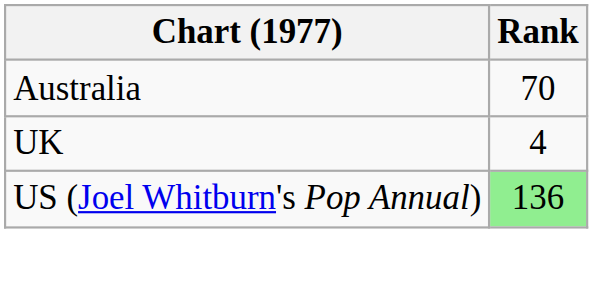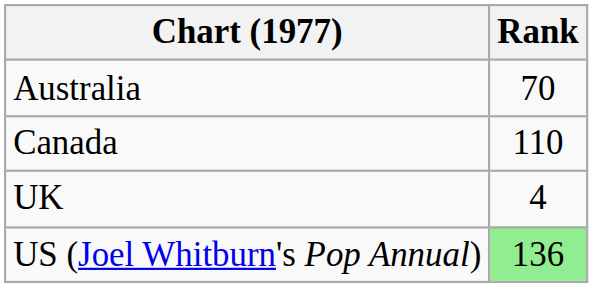+ row: (65, 142)
